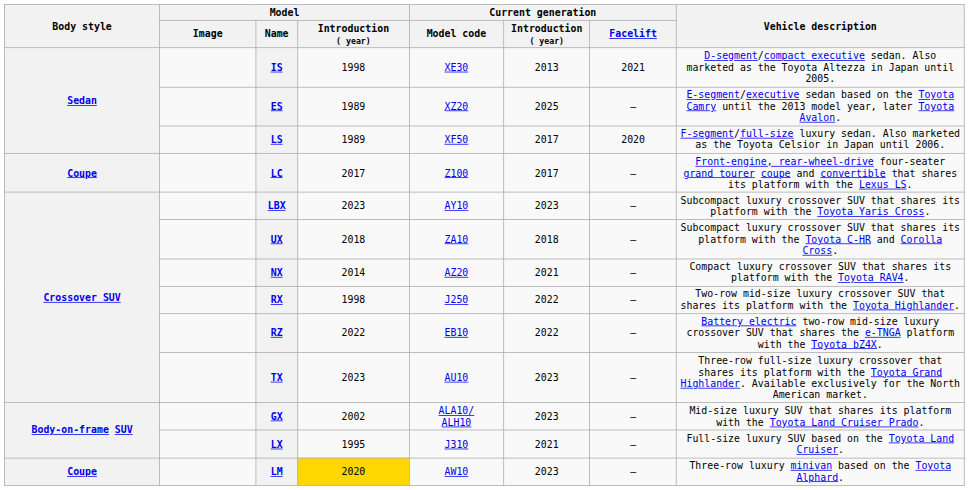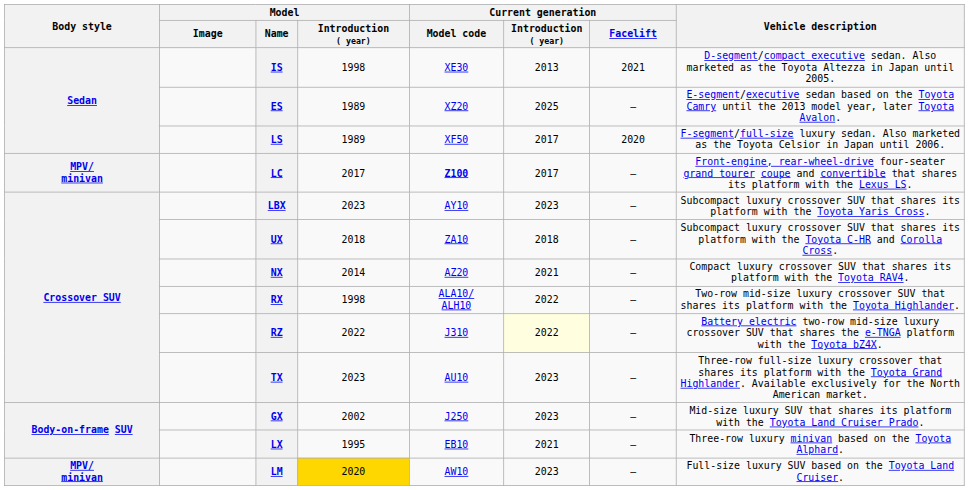(82, 173) Coupe -> (82, 173) MPV/ minivan
(456, 173) normal -> (456, 173) bold
(456, 300) J250 -> (456, 300) ALA10/ ALH10
(456, 333) EB10 -> (456, 333) J310
(547, 333) no background -> (547, 333) lightyellow background
(456, 417) ALA10/ ALH10 -> (456, 417) J250
(456, 444) J310 -> (456, 444) EB10
(820, 444) Full-size luxury SUV based on the Toyota Land Cruiser. -> (820, 444) Three-row luxury minivan based on the Toyota Alphard.
(82, 472) Coupe -> (82, 472) MPV/ minivan
(820, 472) Three-row luxury minivan based on the Toyota Alphard. -> (820, 472) Full-size luxury SUV based on the Toyota Land Cruiser.
